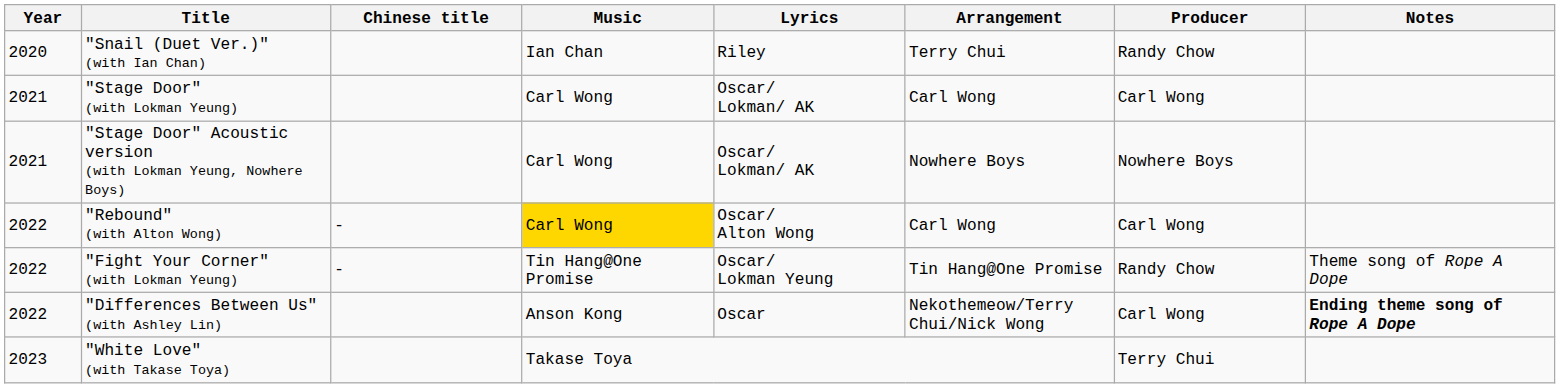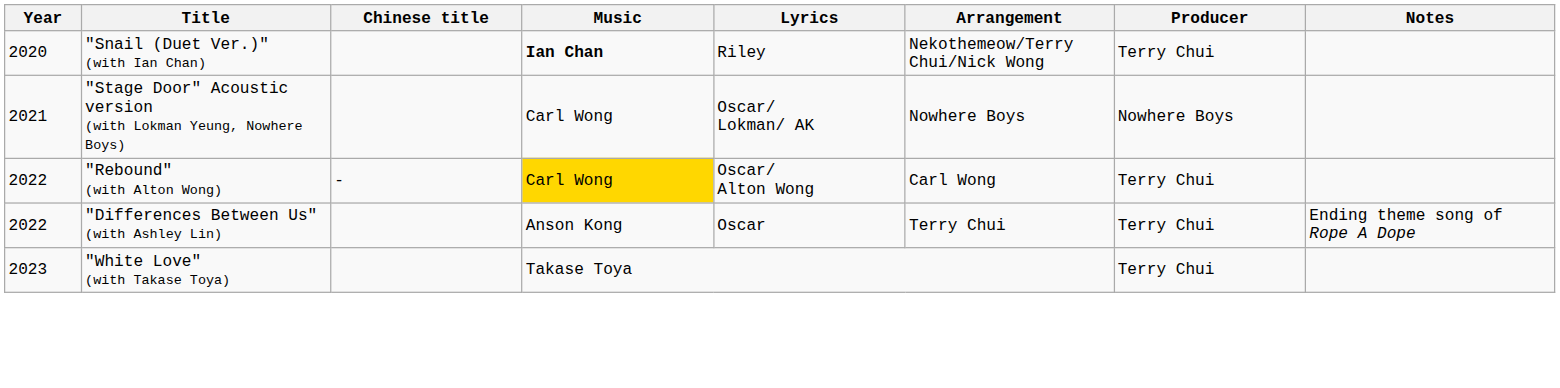(564, 53) normal -> (564, 53) bold
(957, 53) Terry Chui -> (991, 53) Nekothemeow/Terry Chui/Nick Wong
(1166, 53) Randy Chow -> (1166, 53) Terry Chui
- row: (162, 98)
(1161, 225) Carl Wong -> (1166, 180) Terry Chui
- row: (177, 269)
(991, 315) Nekothemeow/Terry Chui/Nick Wong -> (957, 225) Terry Chui
(1161, 315) Carl Wong -> (1166, 225) Terry Chui
(1406, 315) bold -> (1406, 225) normal
